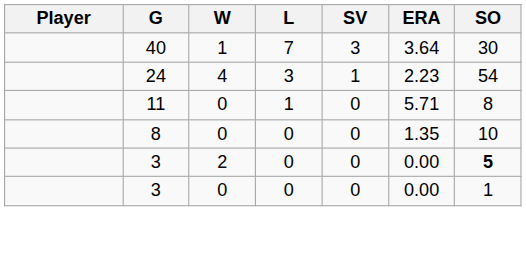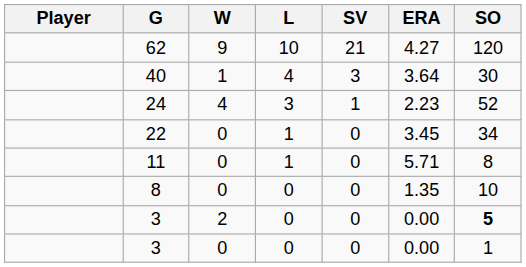+ row: (156, 47)
(289, 47) 7 -> (289, 76) 4
(488, 76) 54 -> (488, 104) 52
+ row: (156, 133)
